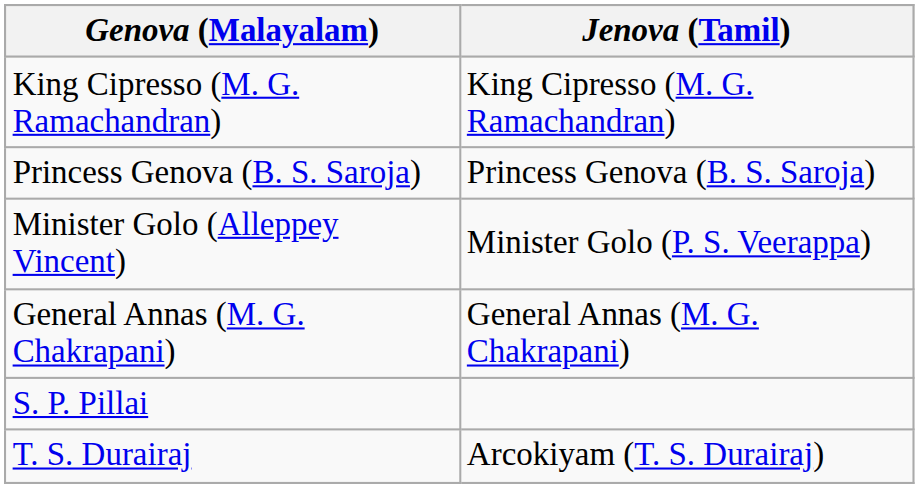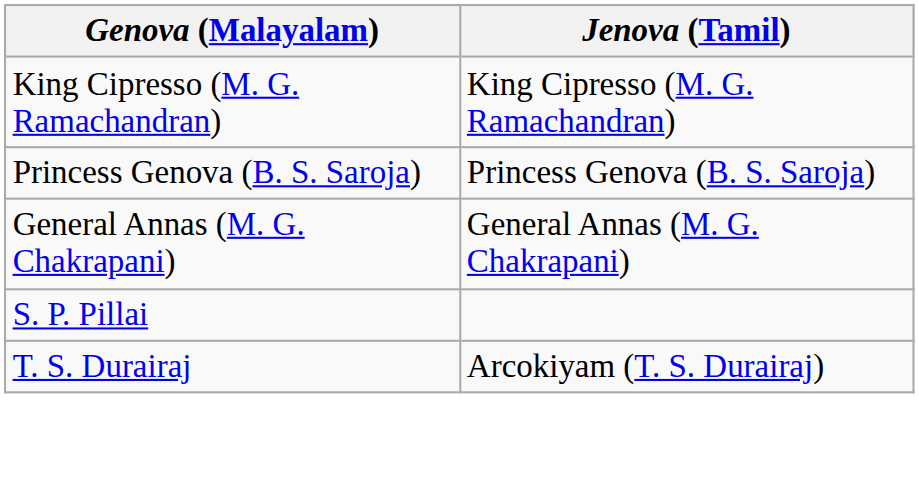- row: (176, 243)
